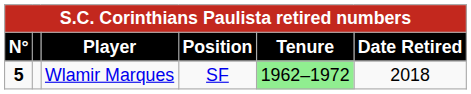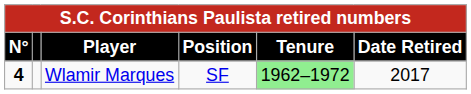(19, 74) 5 -> (19, 74) 4
(410, 74) 2018 -> (410, 74) 2017
